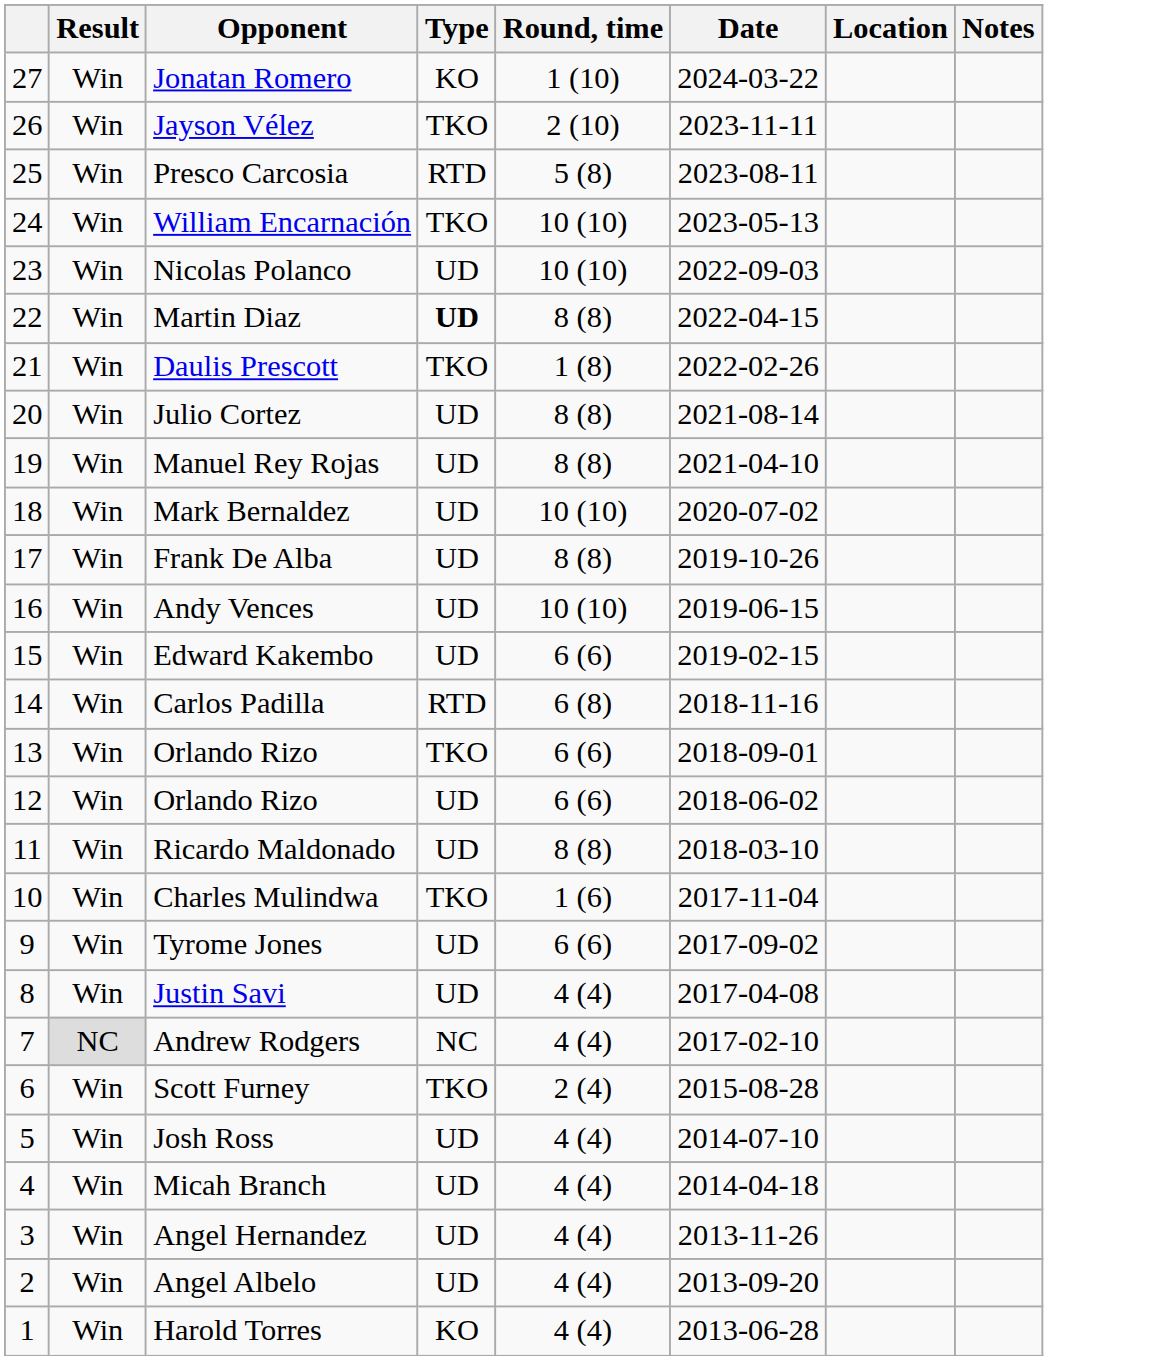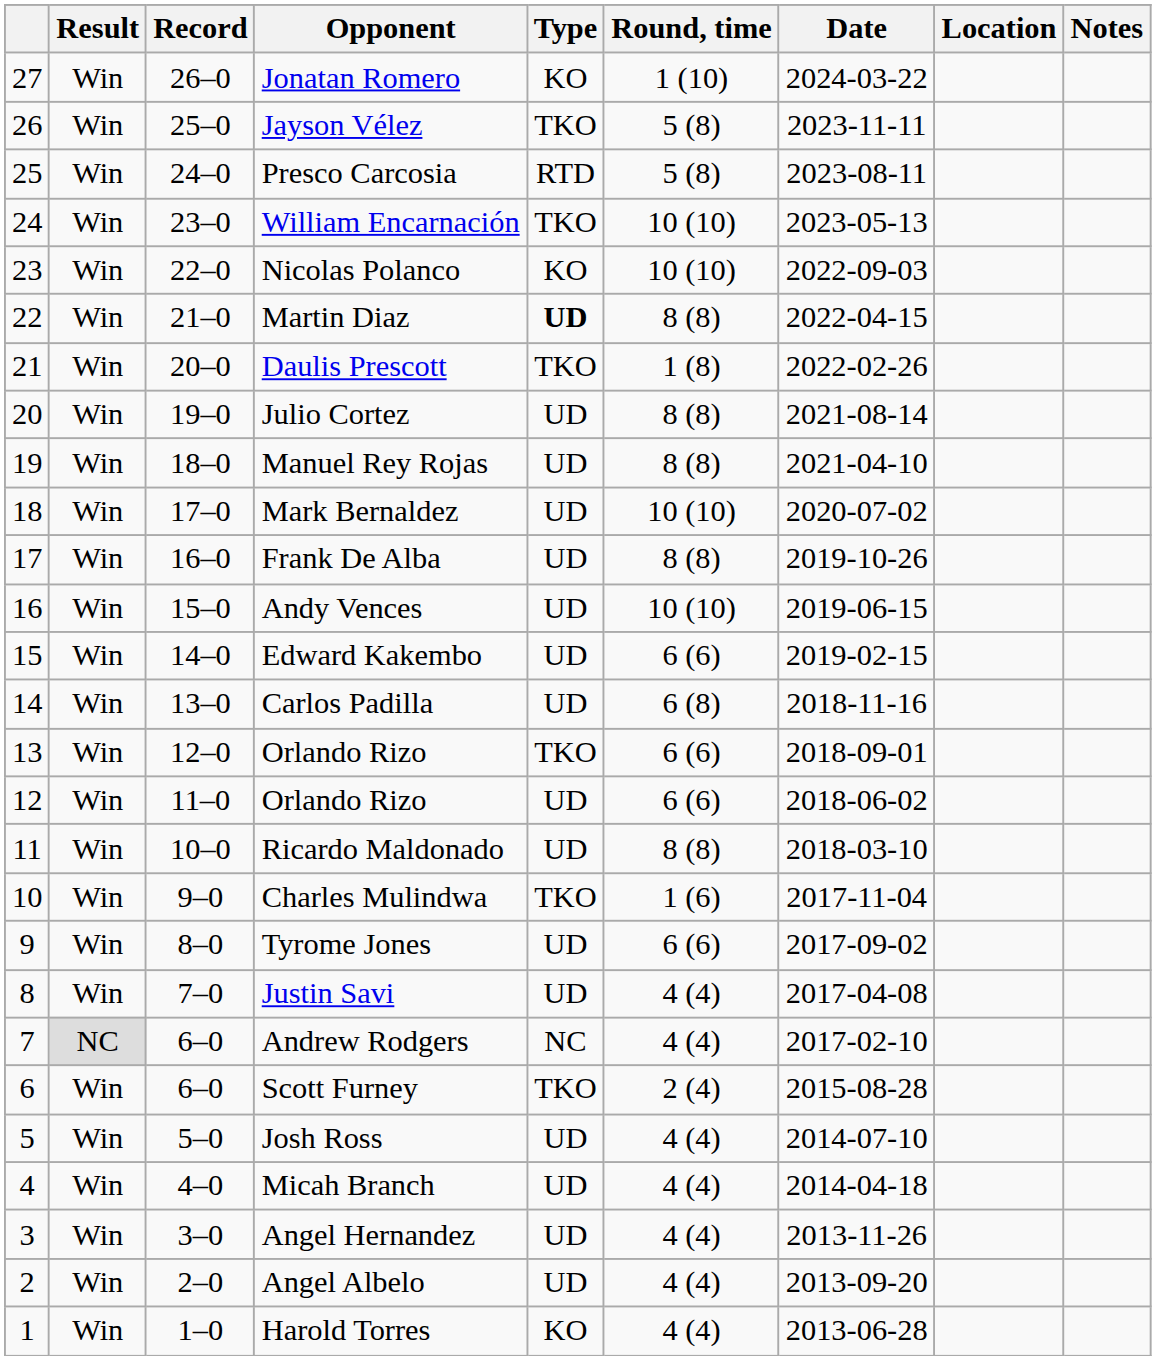+ column: (200, 28)
(583, 125) 2 (10) -> (692, 125) 5 (8)
(457, 269) UD -> (565, 269) KO
(457, 703) RTD -> (565, 703) UD
